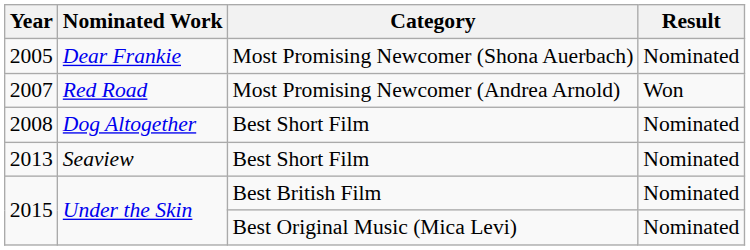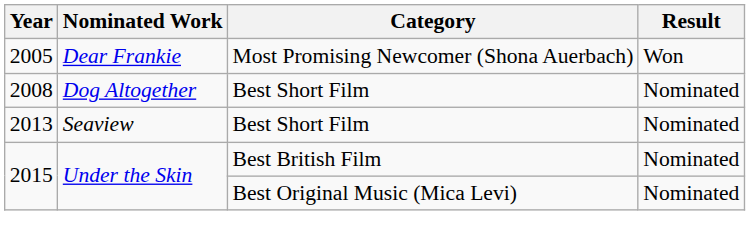(691, 55) Nominated -> (663, 55) Won
- row: (31, 90)
